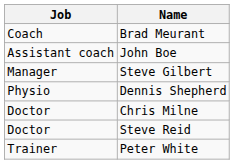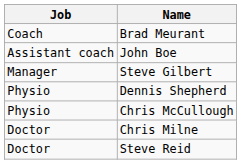+ row: (177, 110)
- row: (159, 149)
